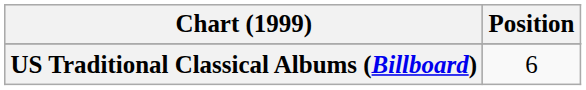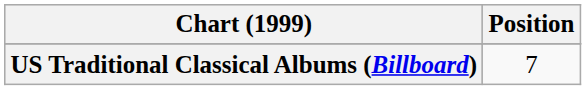(531, 63) 6 -> (531, 63) 7
